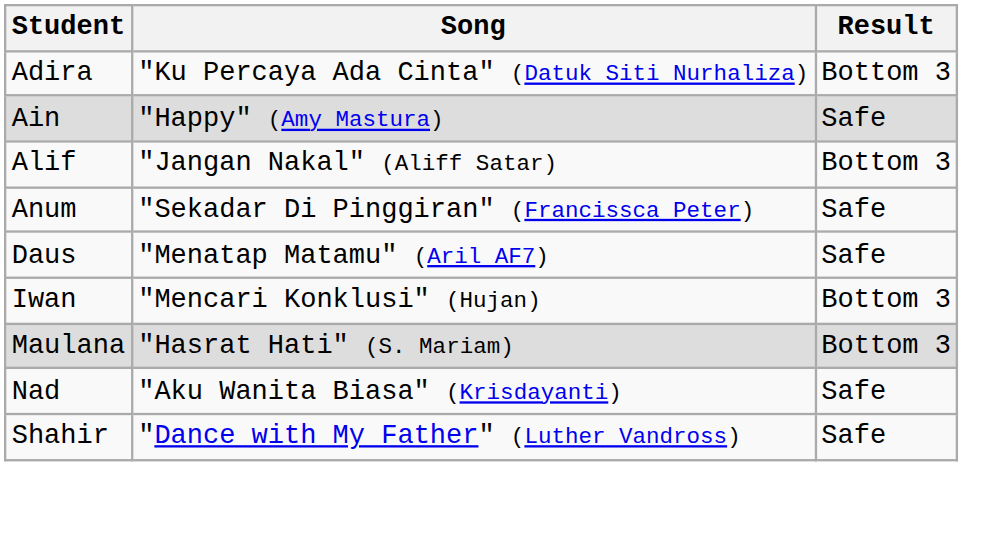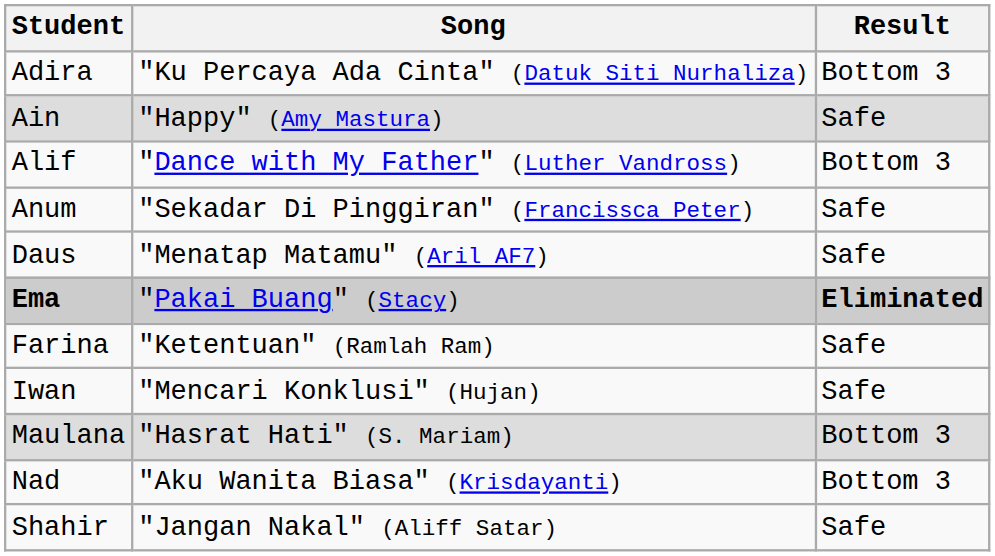(348, 164) "Jangan Nakal" (Aliff Satar) -> (439, 164) "Dance with My Father" (Luther Vandross)
+ row: (36, 300)
+ row: (60, 345)
(886, 300) Bottom 3 -> (854, 391) Safe
(854, 391) Safe -> (886, 482) Bottom 3
(439, 436) "Dance with My Father" (Luther Vandross) -> (348, 527) "Jangan Nakal" (Aliff Satar)
